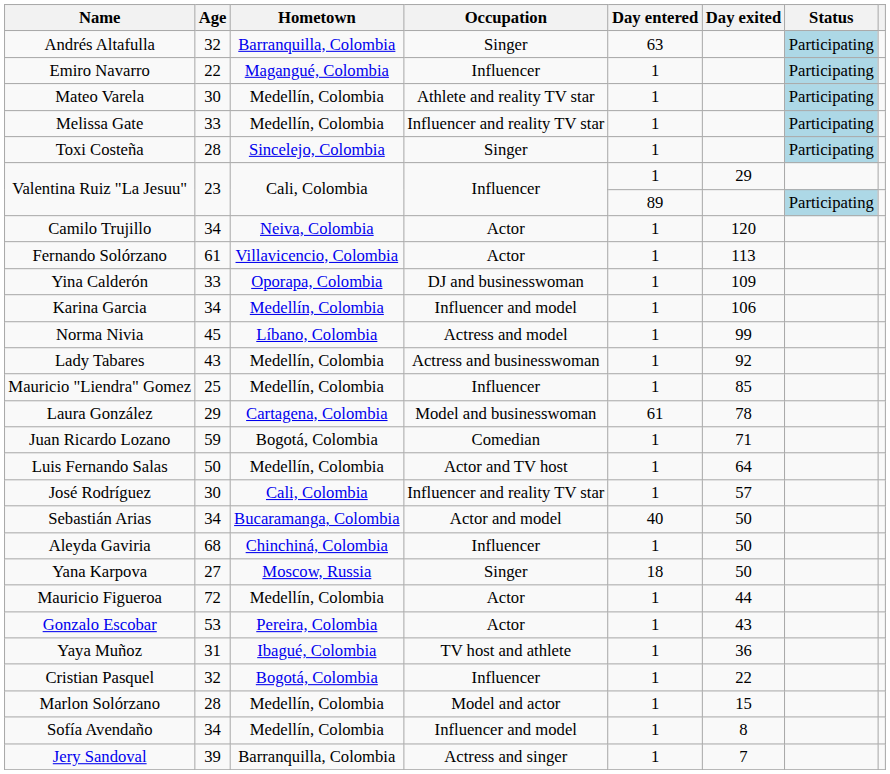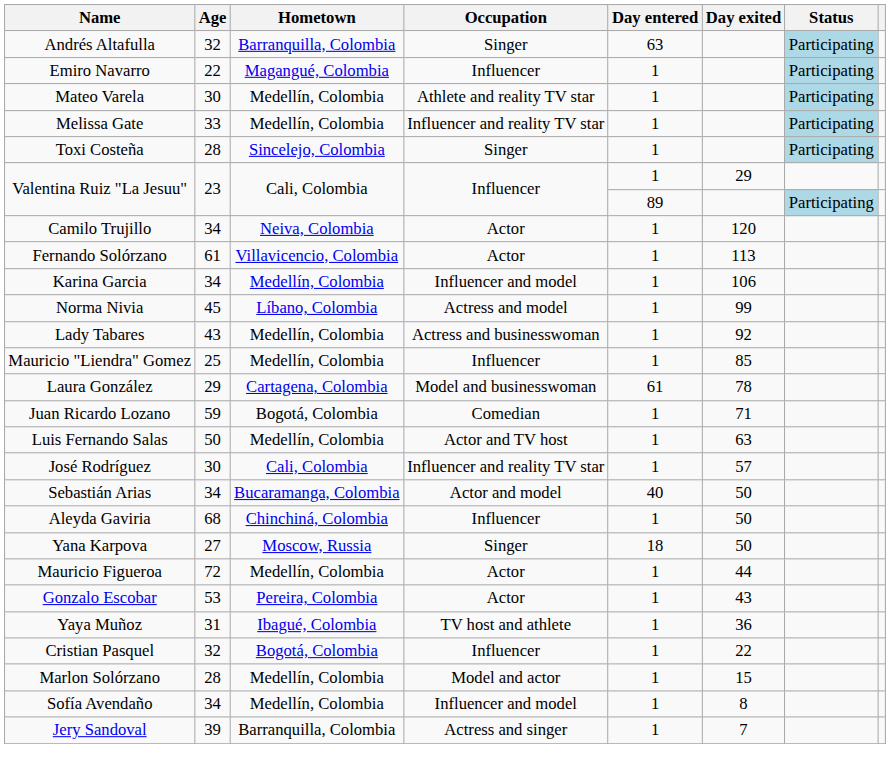- row: (100, 281)
(743, 466) 64 -> (743, 439) 63
